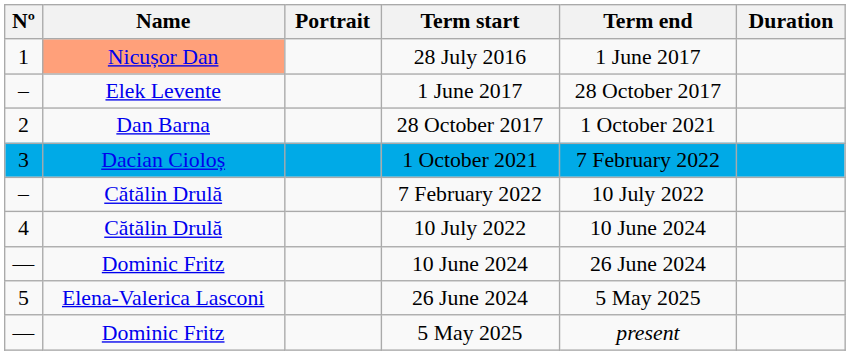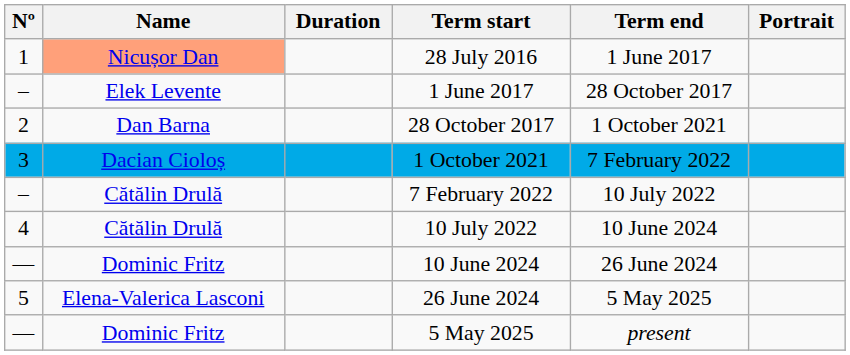columns swapped: (333, 21) <-> (791, 21)
